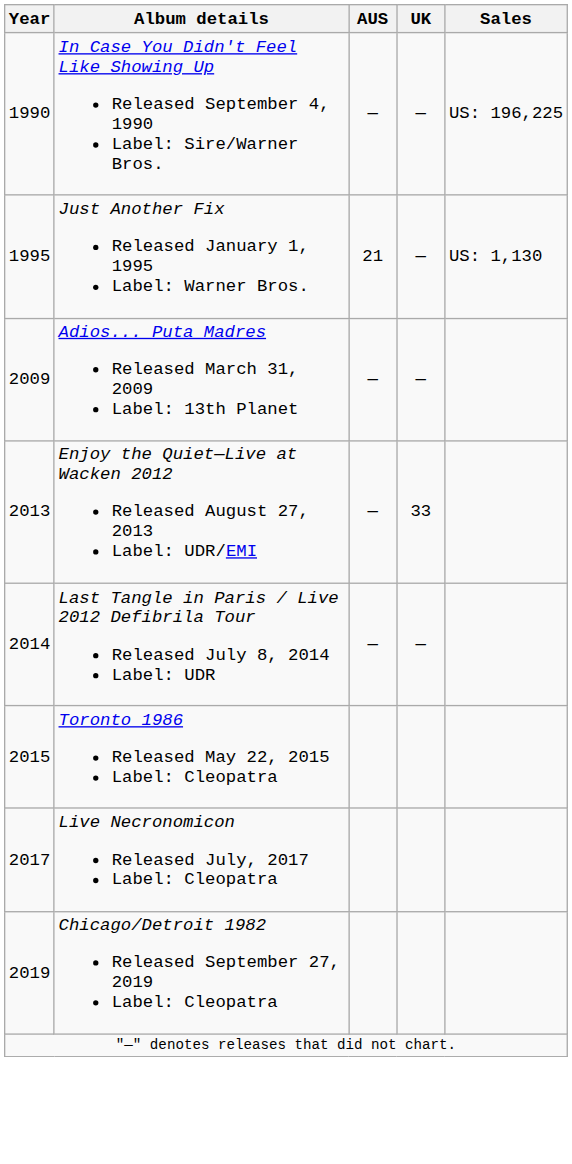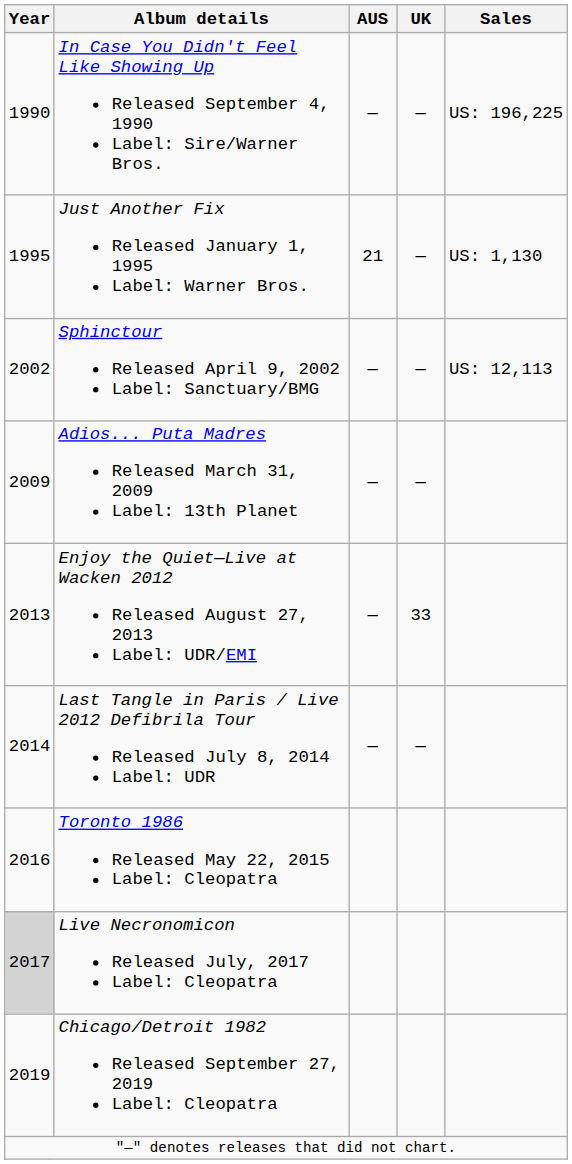+ row: (202, 361)
(30, 757) 2015 -> (30, 860) 2016
(30, 860) no background -> (30, 962) lightgrey background
